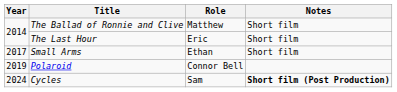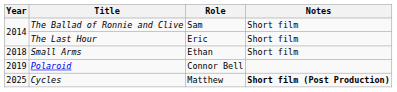(205, 25) Matthew -> (195, 25) Sam
(17, 53) 2017 -> (17, 53) 2018
(17, 80) 2024 -> (17, 80) 2025
(195, 80) Sam -> (205, 80) Matthew
